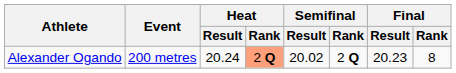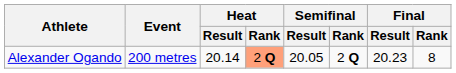(223, 58) 20.24 -> (223, 58) 20.14
(306, 58) 20.02 -> (306, 58) 20.05
